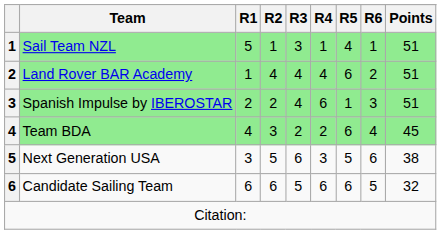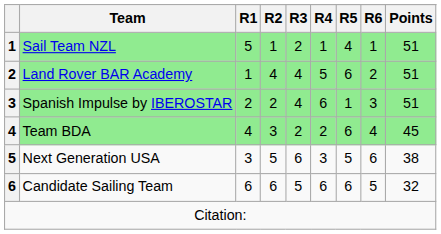(298, 47) 3 -> (298, 47) 2
(323, 75) 4 -> (323, 75) 5
